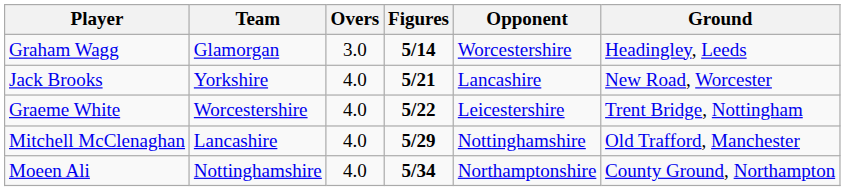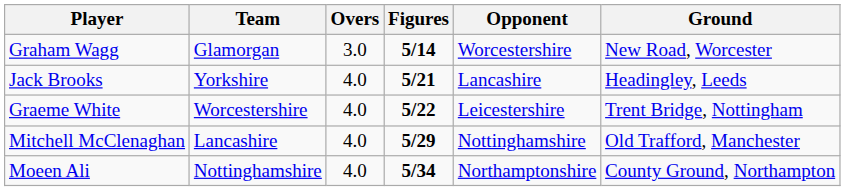(676, 49) Headingley, Leeds -> (689, 49) New Road, Worcester
(689, 79) New Road, Worcester -> (676, 79) Headingley, Leeds
